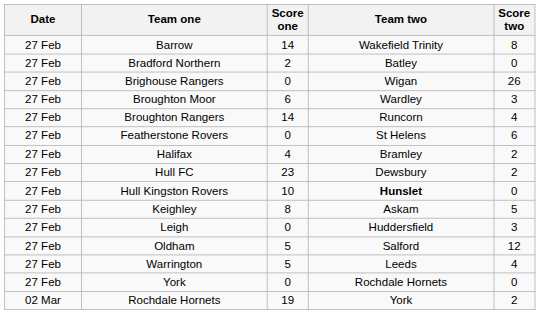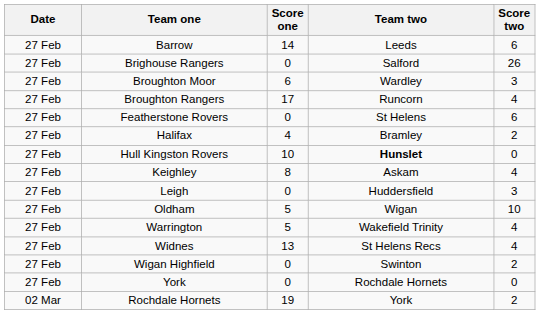(401, 44) Wakefield Trinity -> (401, 44) Leeds
(514, 44) 8 -> (514, 44) 6
- row: (174, 63)
(401, 81) Wigan -> (401, 63) Salford
(288, 117) 14 -> (288, 99) 17
- row: (174, 172)
(514, 209) 5 -> (514, 172) 4
(401, 245) Salford -> (401, 209) Wigan
(514, 245) 12 -> (514, 209) 10
(401, 264) Leeds -> (401, 227) Wakefield Trinity
+ row: (174, 245)
+ row: (174, 264)
